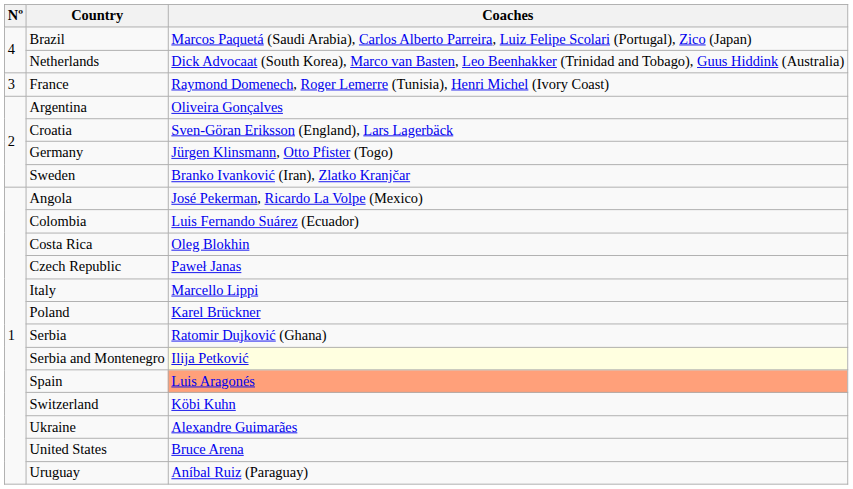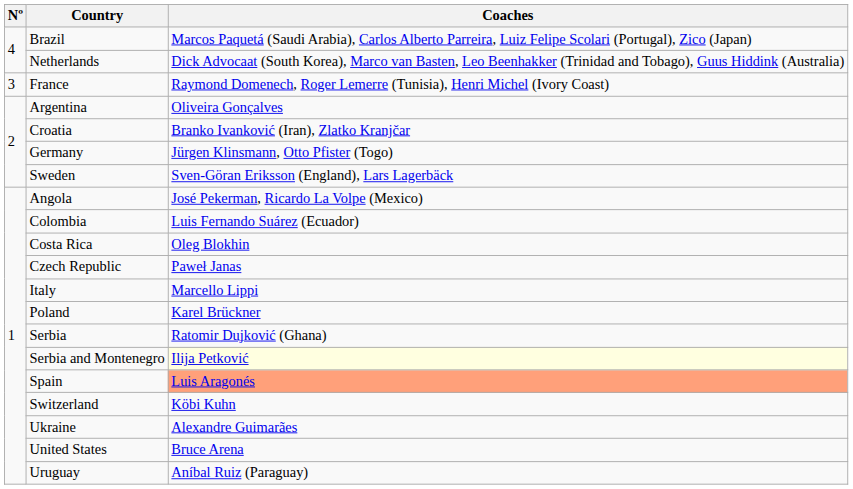(312, 130) Sven-Göran Eriksson (England), Lars Lagerbäck -> (291, 130) Branko Ivanković (Iran), Zlatko Kranjčar
(291, 175) Branko Ivanković (Iran), Zlatko Kranjčar -> (312, 175) Sven-Göran Eriksson (England), Lars Lagerbäck
